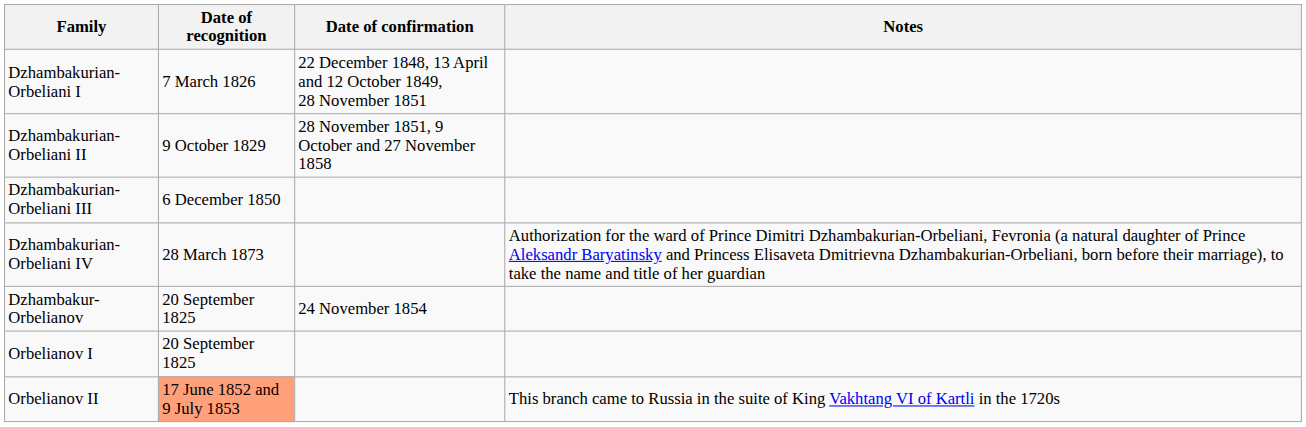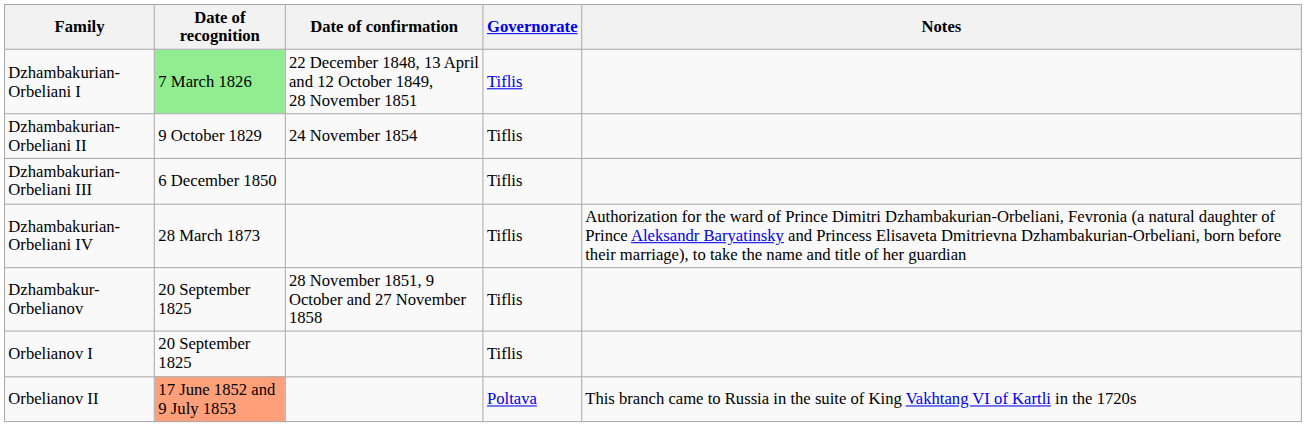+ column: (532, 27)
(209, 81) no background -> (205, 81) lightgreen background
(387, 145) 28 November 1851, 9 October and 27 November 1858 -> (353, 135) 24 November 1854
(363, 308) 24 November 1854 -> (377, 299) 28 November 1851, 9 October and 27 November 1858
